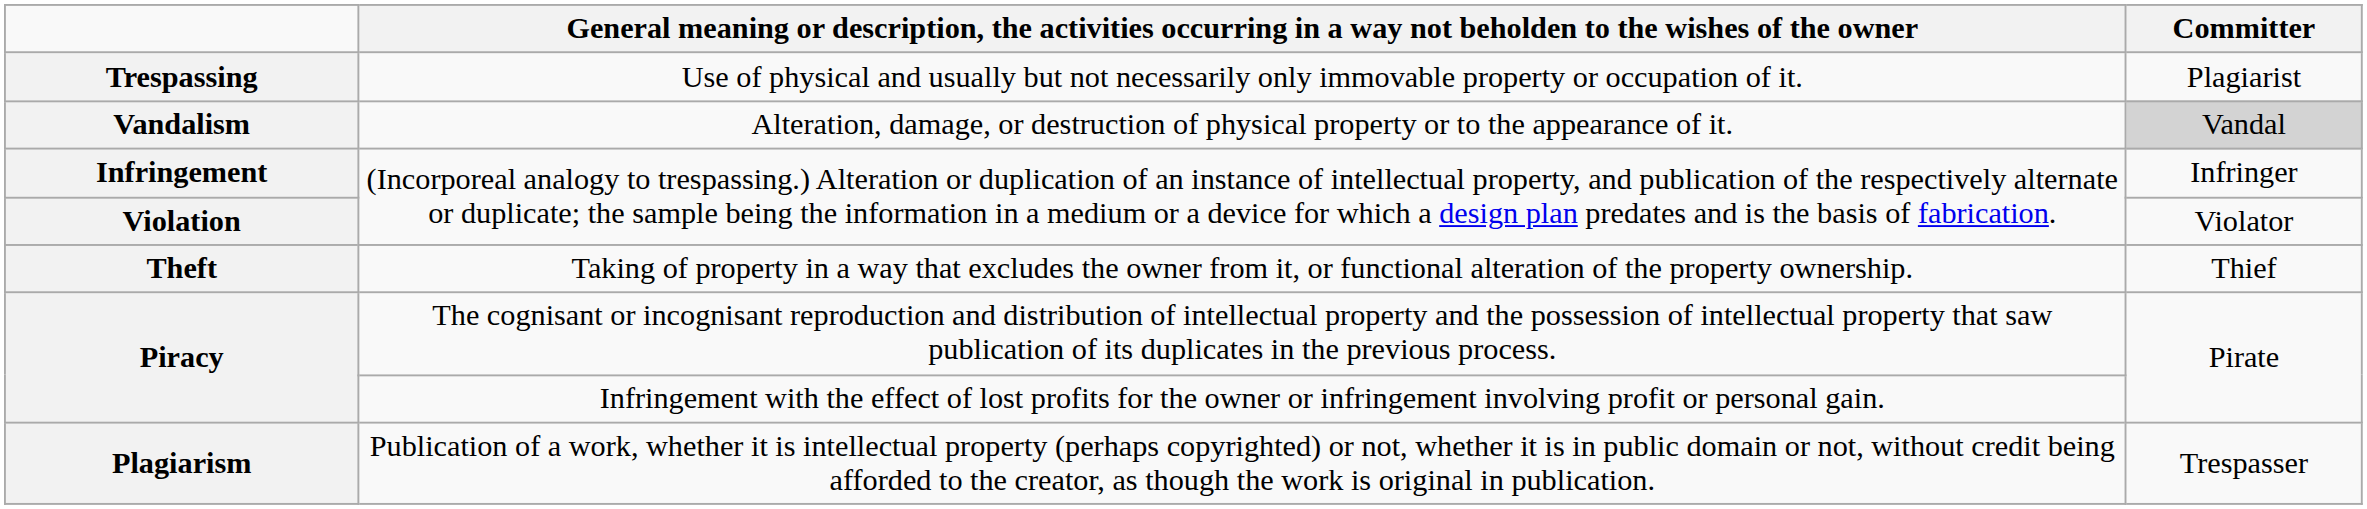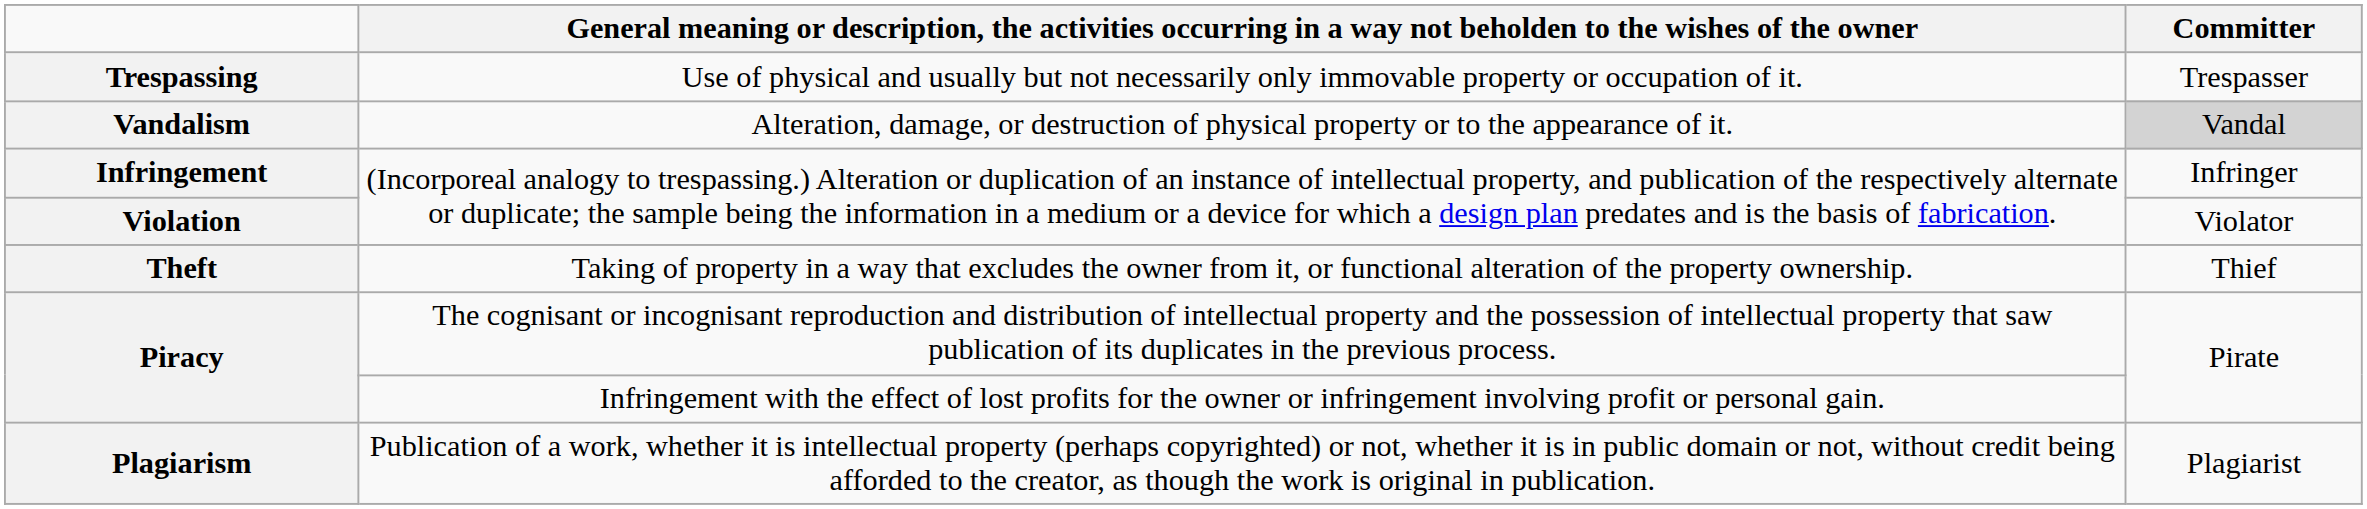(2244, 76) Plagiarist -> (2244, 76) Trespasser
(2244, 463) Trespasser -> (2244, 463) Plagiarist
